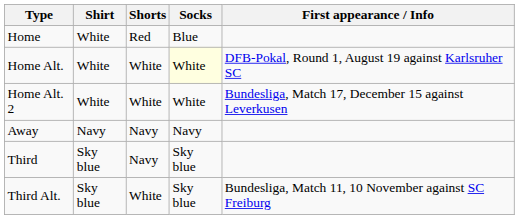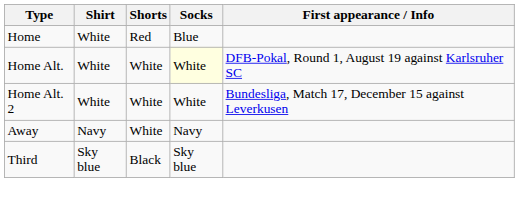(144, 130) Navy -> (146, 130) White
(144, 159) Navy -> (145, 159) Black
- row: (34, 195)
